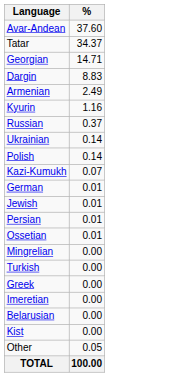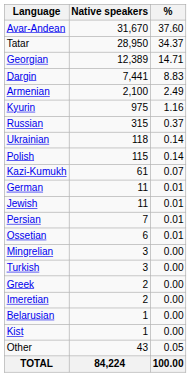+ column: (110, 12)
